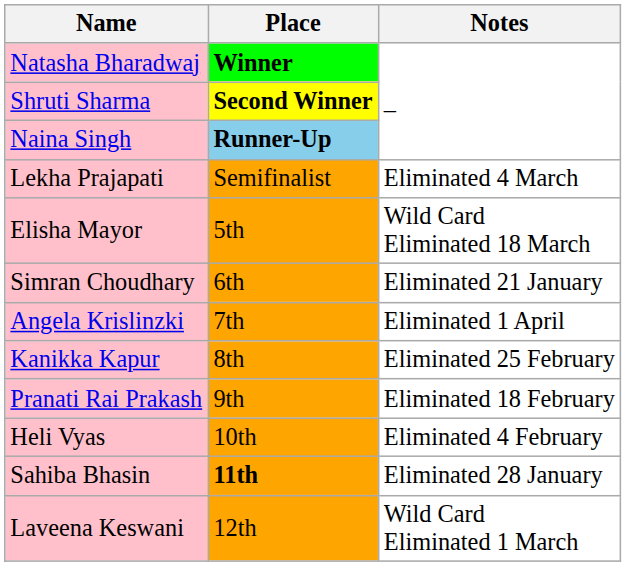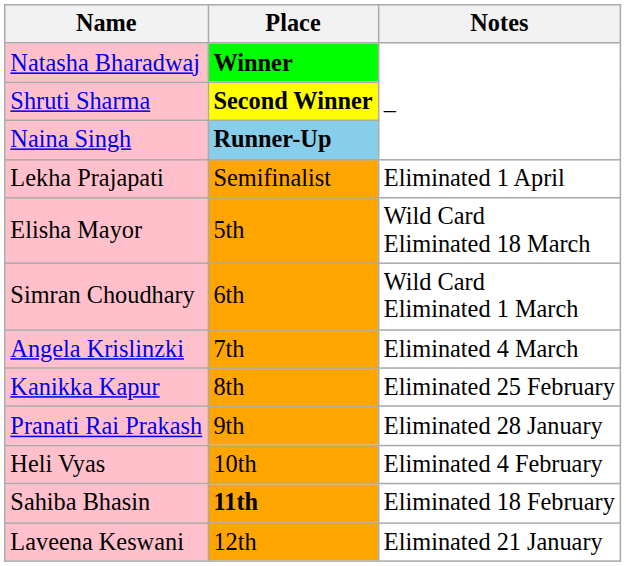(481, 178) Eliminated 4 March -> (474, 178) Eliminated 1 April
(493, 282) Eliminated 21 January -> (481, 296) Wild Card Eliminated 1 March
(474, 321) Eliminated 1 April -> (481, 348) Eliminated 4 March
(499, 398) Eliminated 18 February -> (493, 425) Eliminated 28 January
(493, 475) Eliminated 28 January -> (499, 502) Eliminated 18 February
(481, 527) Wild Card Eliminated 1 March -> (493, 541) Eliminated 21 January
